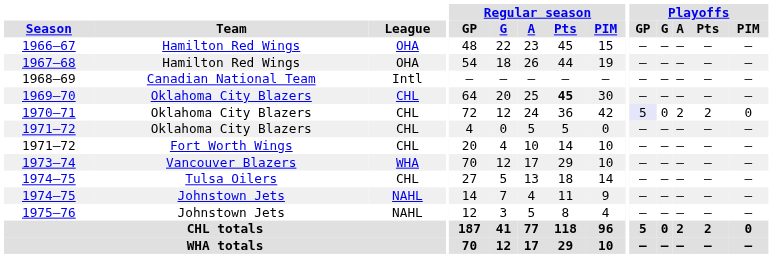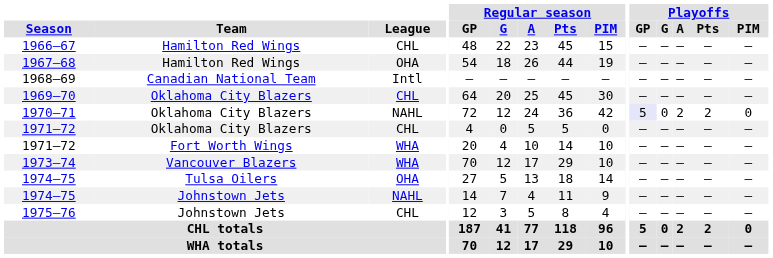(407, 46) OHA -> (407, 46) CHL
(565, 96) bold -> (565, 96) normal
(407, 112) CHL -> (407, 112) NAHL
(407, 146) CHL -> (407, 146) WHA
(407, 179) CHL -> (407, 179) OHA
(407, 212) NAHL -> (407, 212) CHL
